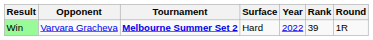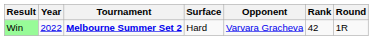columns swapped: (293, 11) <-> (79, 11)
(313, 27) 39 -> (313, 27) 42
